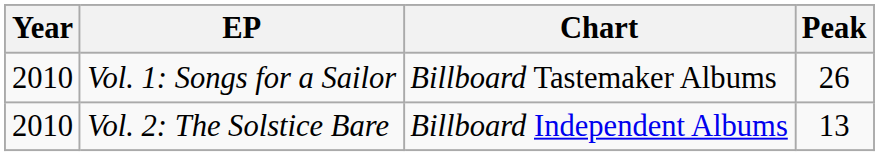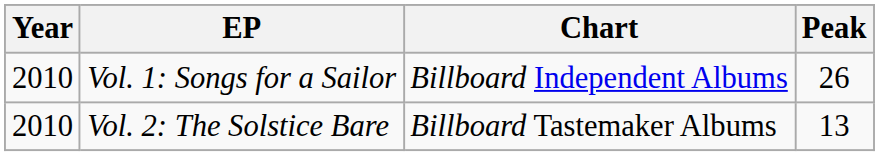(593, 77) Billboard Tastemaker Albums -> (599, 77) Billboard Independent Albums
(599, 125) Billboard Independent Albums -> (593, 125) Billboard Tastemaker Albums
